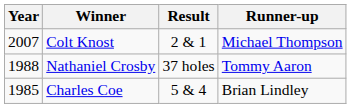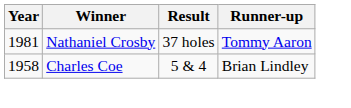- row: (80, 41)
(24, 66) 1988 -> (24, 41) 1981
(24, 90) 1985 -> (24, 66) 1958
